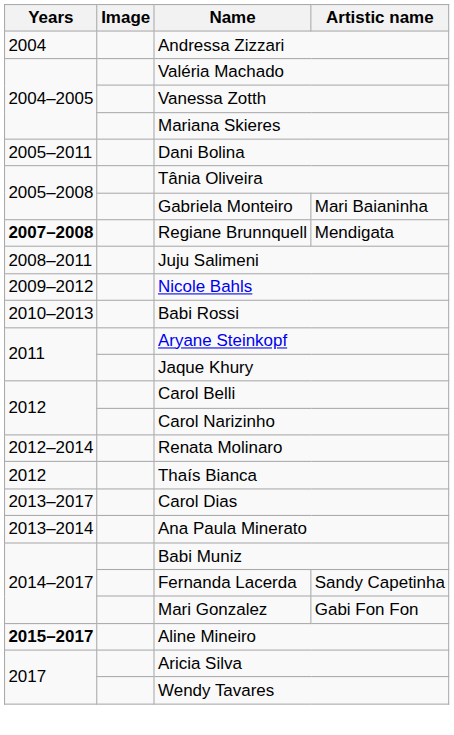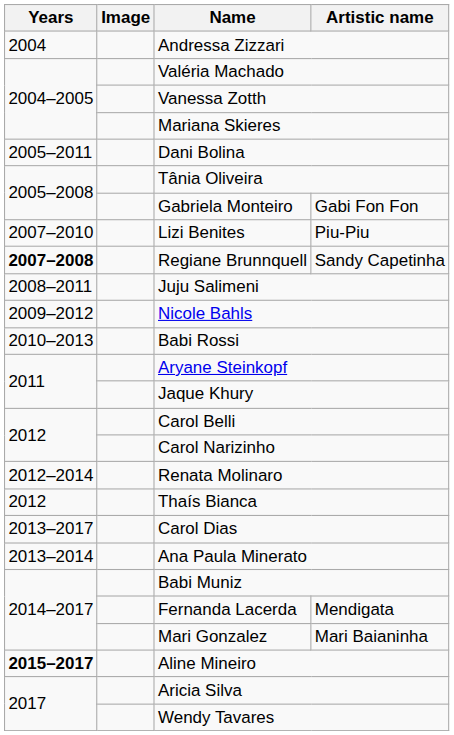(371, 206) Mari Baianinha -> (367, 206) Gabi Fon Fon
+ row: (201, 233)
(354, 233) Mendigata -> (380, 260) Sandy Capetinha
(380, 582) Sandy Capetinha -> (354, 609) Mendigata
(367, 609) Gabi Fon Fon -> (371, 636) Mari Baianinha
